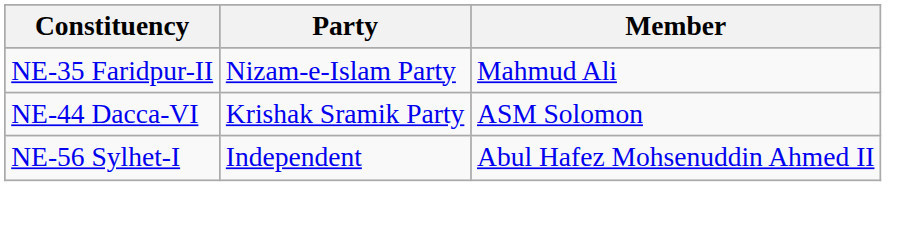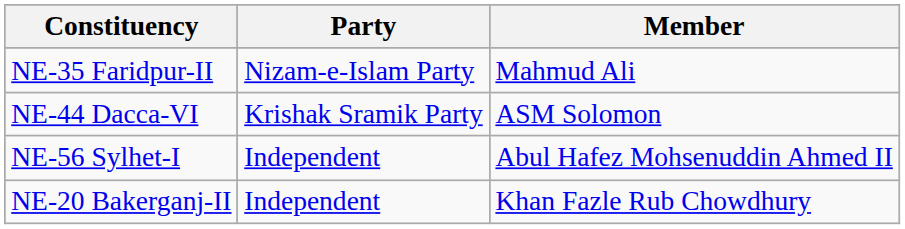+ row: (121, 200)
